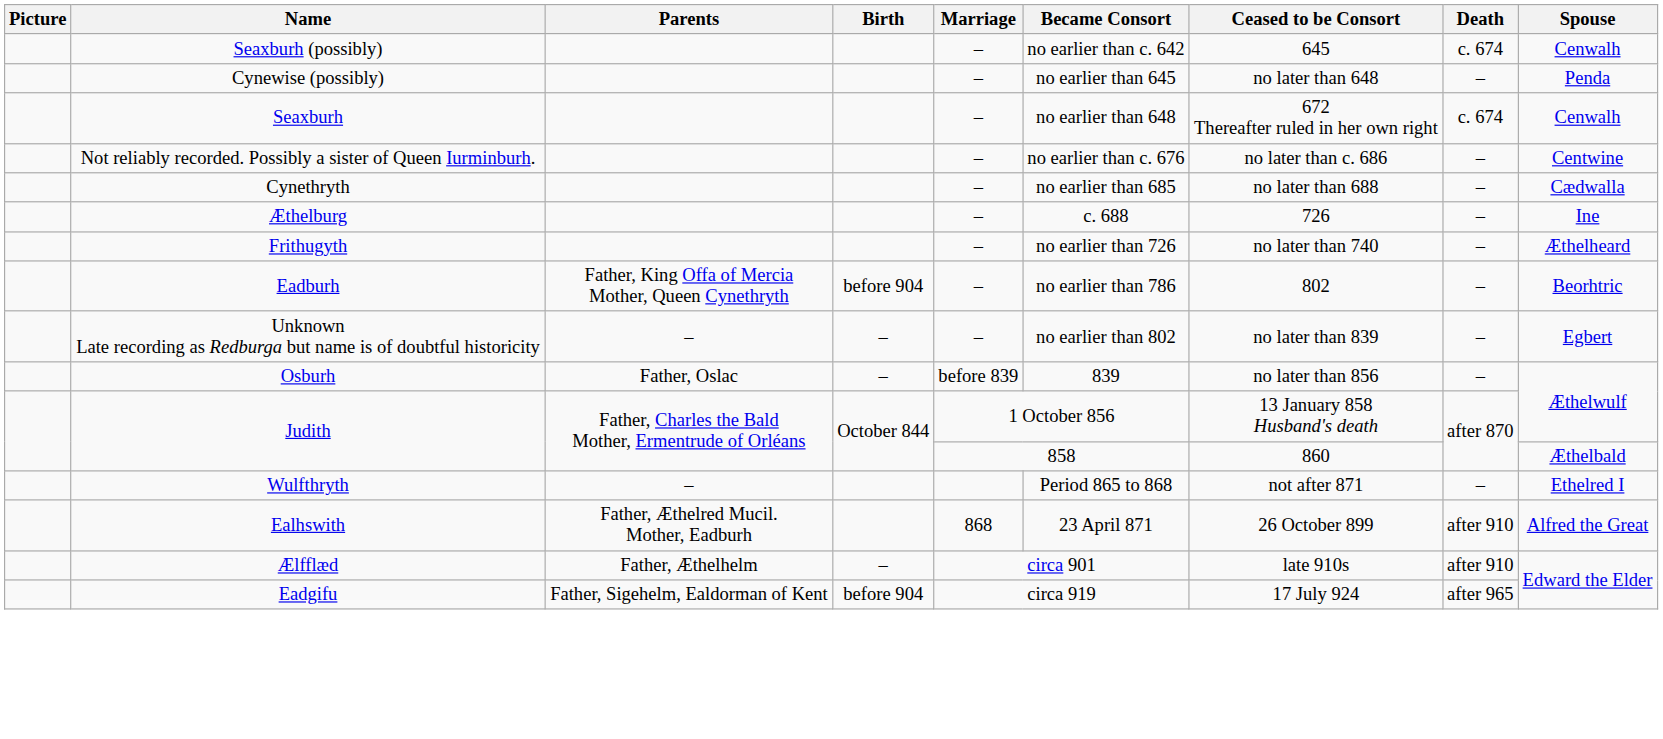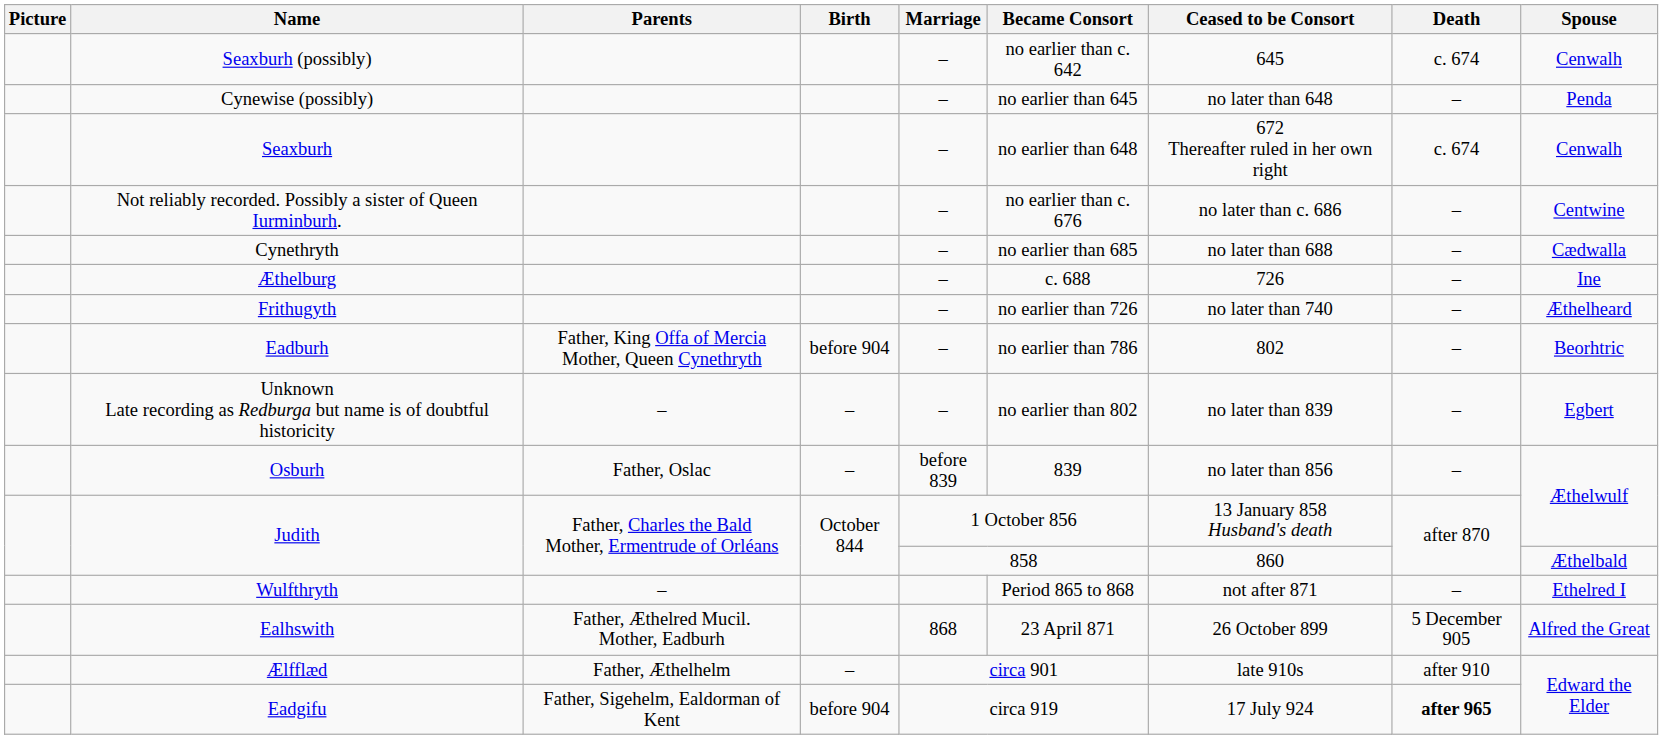(1480, 525) after 910 -> (1456, 629) 5 December 905
(1480, 594) normal -> (1456, 709) bold
